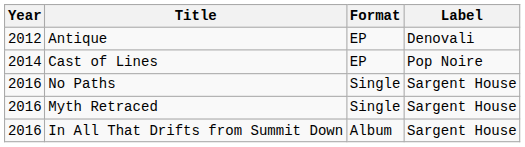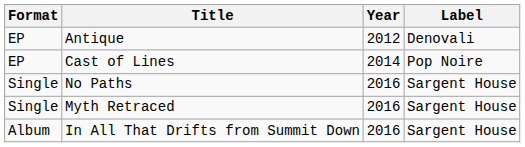columns swapped: (25, 16) <-> (375, 16)
